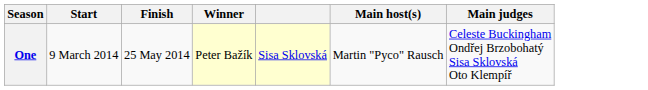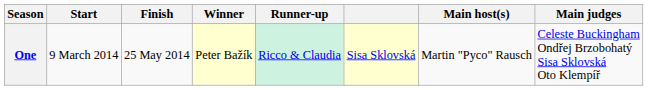+ column: (300, 14)
